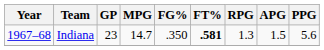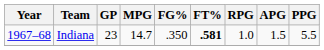(246, 35) 1.3 -> (246, 35) 1.0
(309, 35) 5.6 -> (309, 35) 5.5
